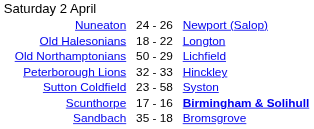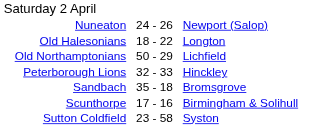rows swapped: (100, 118) <-> (85, 87)
(246, 103) bold -> (240, 103) normal
